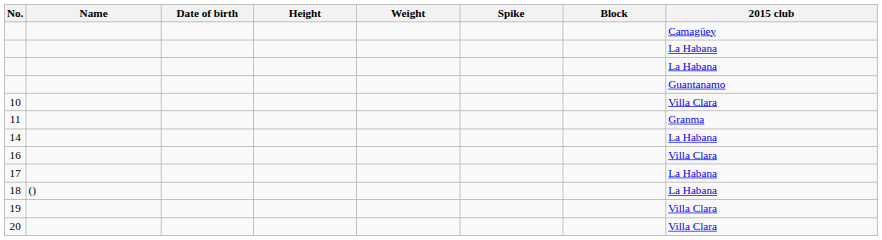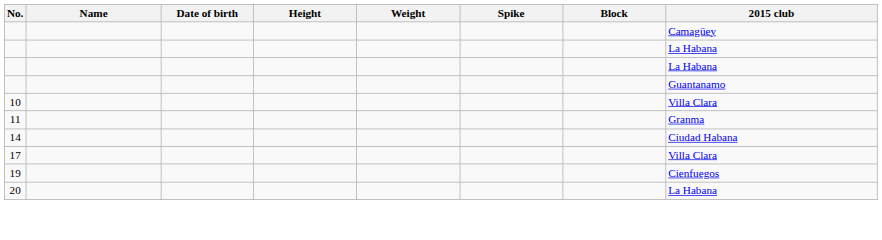(693, 137) La Habana -> (703, 137) Ciudad Habana
- row: (15, 155)
(693, 173) La Habana -> (693, 155) Villa Clara
- row: (15, 191)
(693, 208) Villa Clara -> (694, 173) Cienfuegos
(693, 226) Villa Clara -> (693, 191) La Habana
